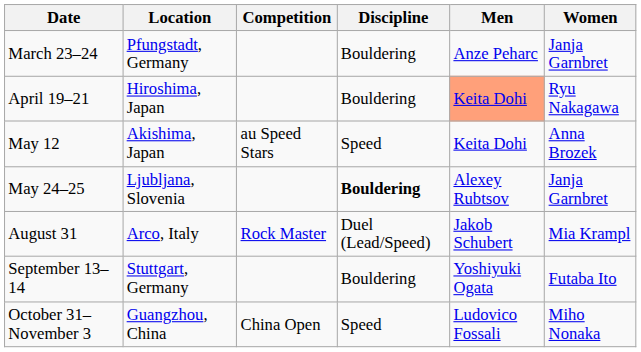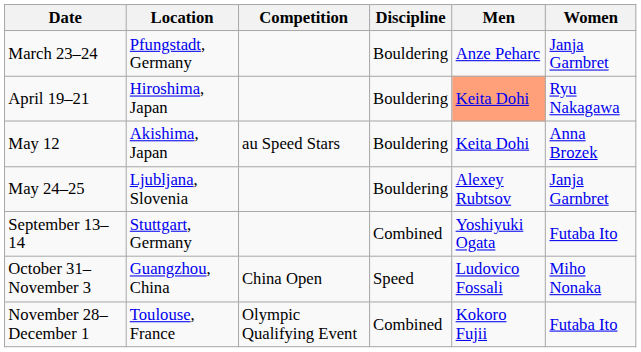(361, 143) Speed -> (411, 143) Bouldering
(381, 188) bold -> (411, 188) normal
- row: (43, 233)
(378, 278) Bouldering -> (408, 233) Combined
+ row: (58, 324)
